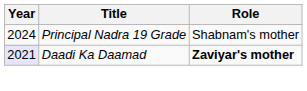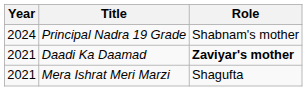(22, 55) lavender background -> (22, 55) no background
+ row: (106, 75)
